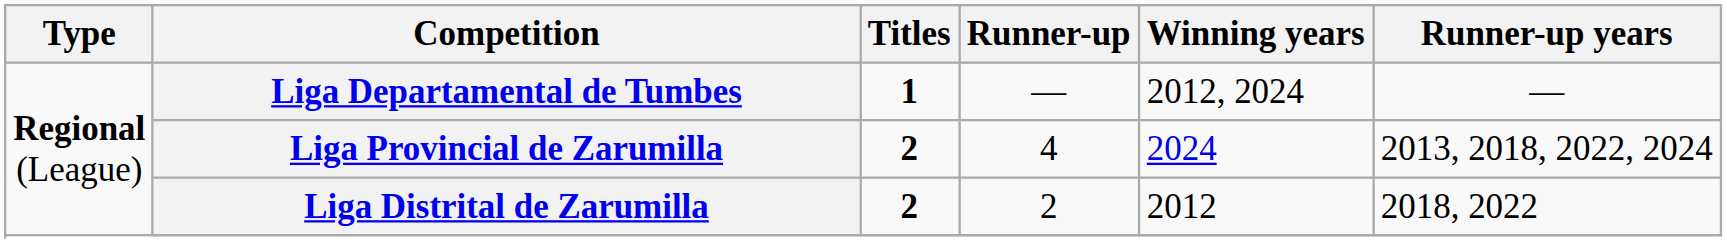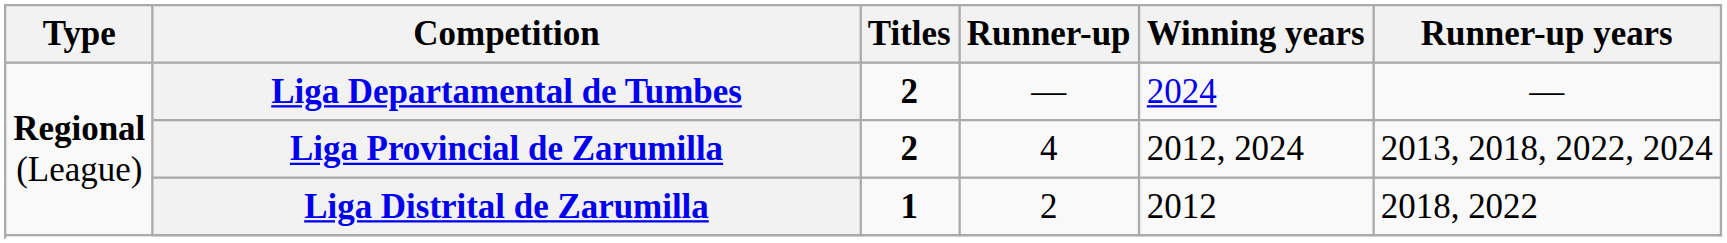(909, 91) 1 -> (909, 91) 2
(1225, 91) 2012, 2024 -> (1182, 91) 2024
(1182, 148) 2024 -> (1225, 148) 2012, 2024
(909, 206) 2 -> (909, 206) 1
